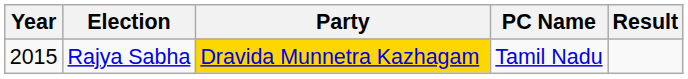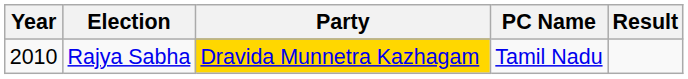(34, 56) 2015 -> (34, 56) 2010
